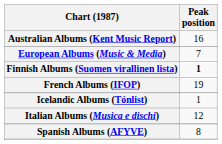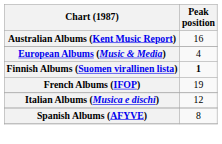(198, 54) 7 -> (198, 54) 4
- row: (92, 100)
